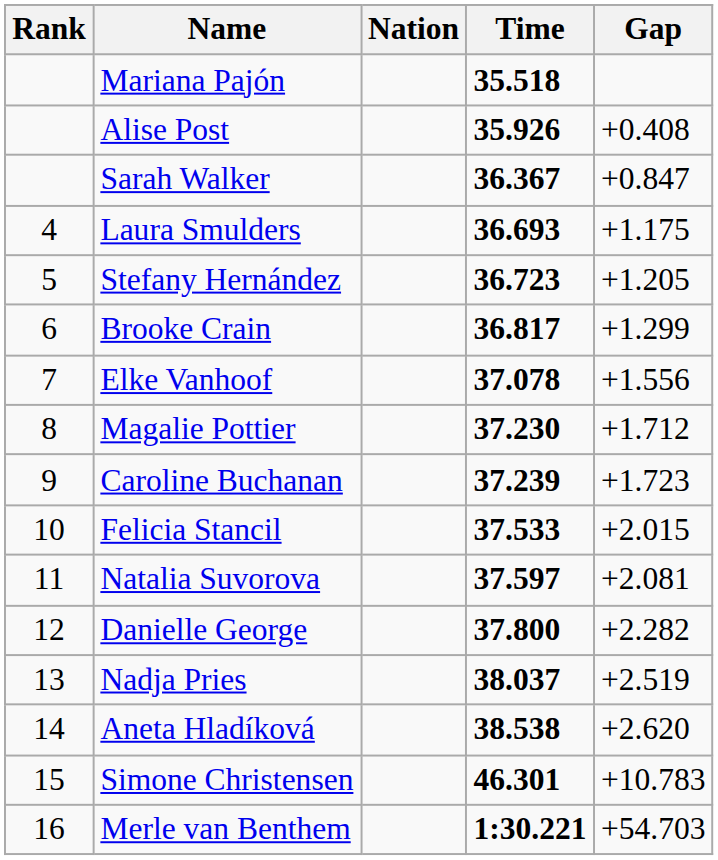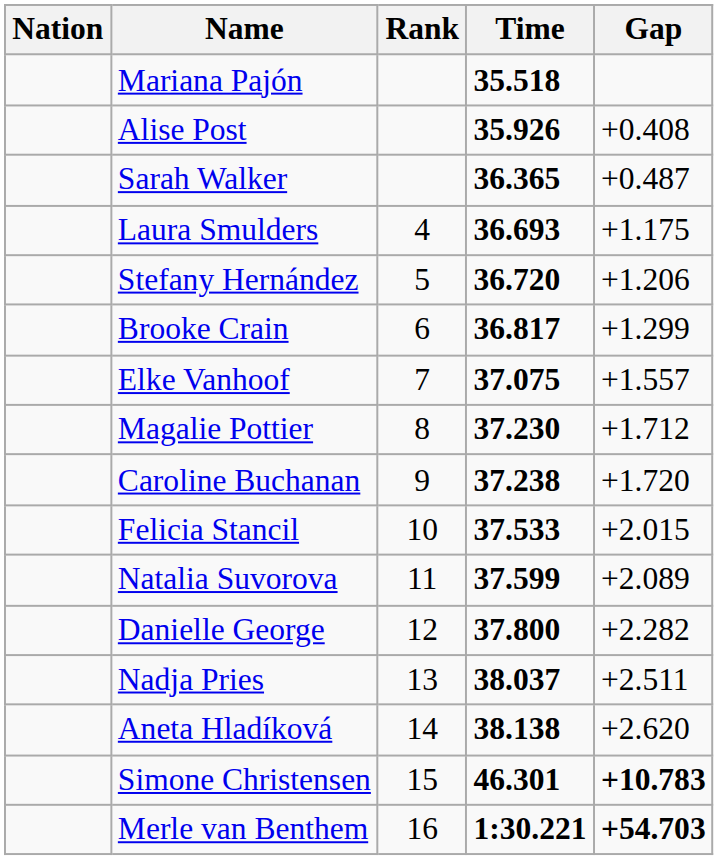columns swapped: (49, 29) <-> (413, 29)
(517, 179) 36.367 -> (517, 179) 36.365
(645, 179) +0.847 -> (645, 179) +0.487
(517, 279) 36.723 -> (517, 279) 36.720
(645, 279) +1.205 -> (645, 279) +1.206
(517, 379) 37.078 -> (517, 379) 37.075
(645, 379) +1.556 -> (645, 379) +1.557
(517, 479) 37.239 -> (517, 479) 37.238
(645, 479) +1.723 -> (645, 479) +1.720
(517, 579) 37.597 -> (517, 579) 37.599
(645, 579) +2.081 -> (645, 579) +2.089
(645, 679) +2.519 -> (645, 679) +2.511
(517, 729) 38.538 -> (517, 729) 38.138
(653, 779) normal -> (653, 779) bold
(653, 829) normal -> (653, 829) bold
